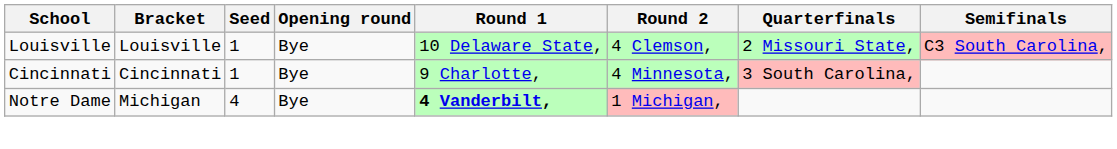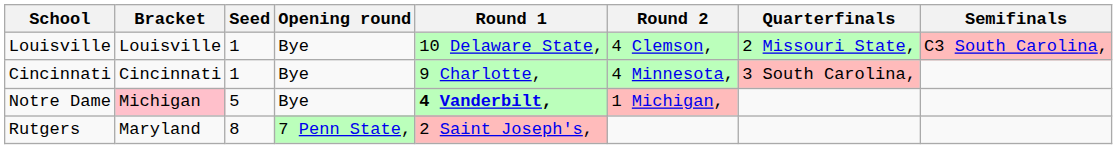(160, 102) no background -> (160, 102) pink background
(234, 102) 4 -> (234, 102) 5
+ row: (44, 130)
